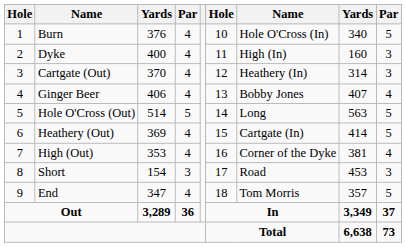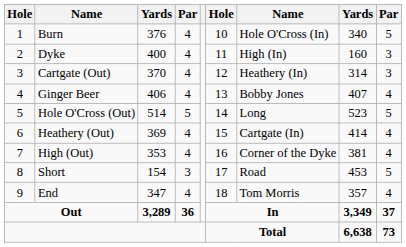(358, 113) 563 -> (358, 113) 523
(389, 133) 5 -> (389, 133) 4
(389, 172) 3 -> (389, 172) 5
(389, 192) 5 -> (389, 192) 4
